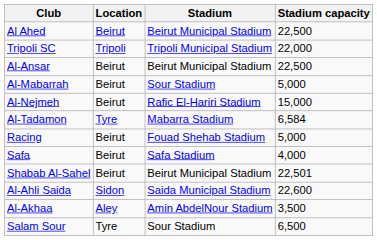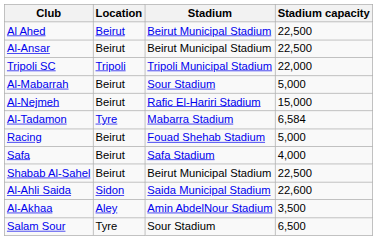rows swapped: (28, 66) <-> (31, 48)
(295, 173) 22,501 -> (295, 173) 22,500
